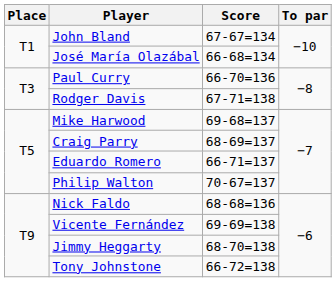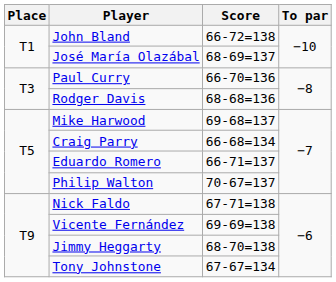(241, 36) 67-67=134 -> (241, 36) 66-72=138
(241, 57) 66-68=134 -> (241, 57) 68-69=137
(241, 99) 67-71=138 -> (241, 99) 68-68=136
(241, 141) 68-69=137 -> (241, 141) 66-68=134
(241, 204) 68-68=136 -> (241, 204) 67-71=138
(241, 267) 66-72=138 -> (241, 267) 67-67=134
